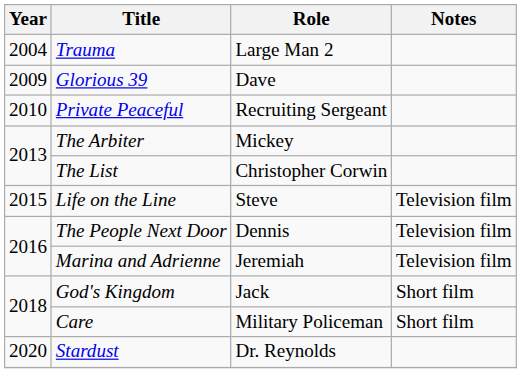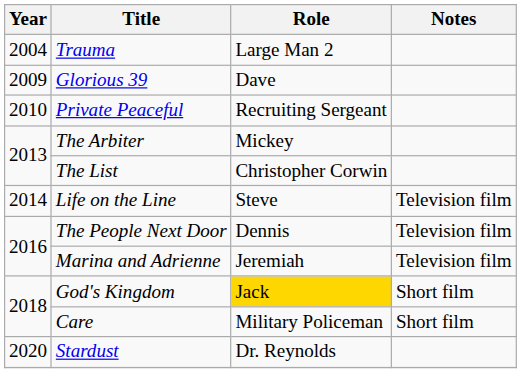(28, 200) 2015 -> (28, 200) 2014
(252, 291) no background -> (252, 291) gold background
